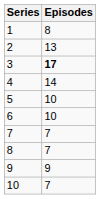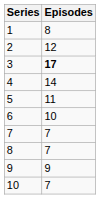(51, 47) 13 -> (51, 47) 12
(51, 99) 10 -> (50, 99) 11
